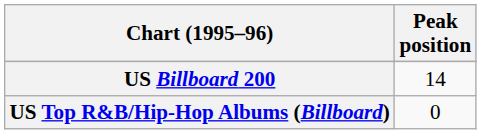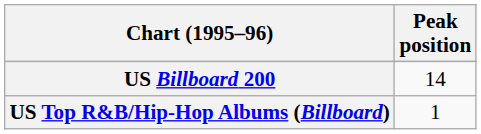(435, 111) 0 -> (435, 111) 1
